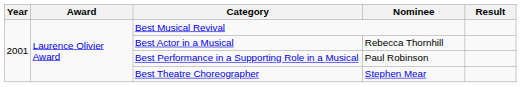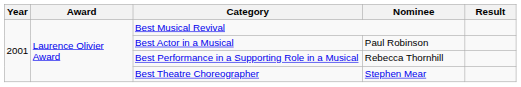(404, 43) Rebecca Thornhill -> (397, 43) Paul Robinson
(397, 58) Paul Robinson -> (404, 58) Rebecca Thornhill
